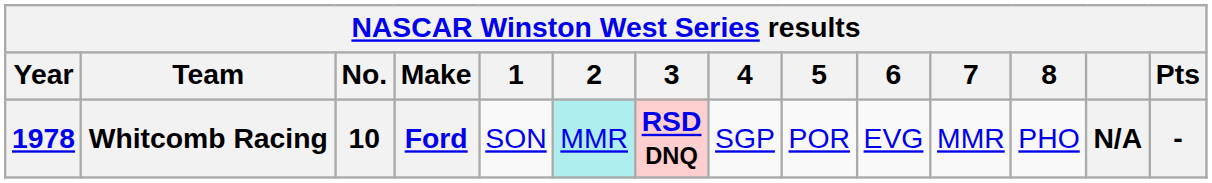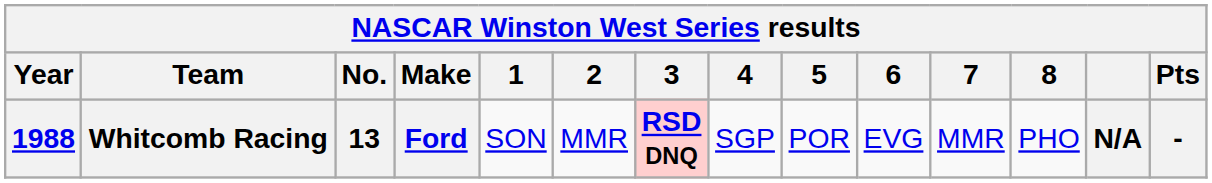(44, 138) 1978 -> (44, 138) 1988
(364, 138) 10 -> (364, 138) 13
(594, 138) paleturquoise background -> (594, 138) no background
